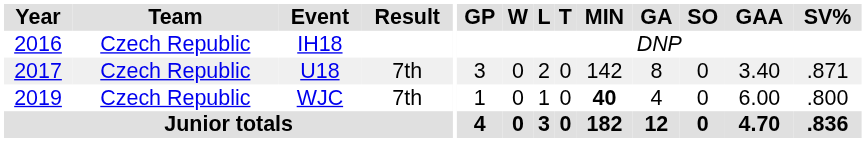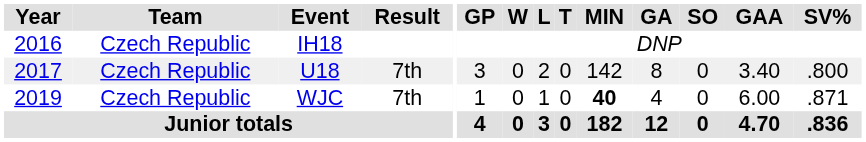(828, 70) .871 -> (828, 70) .800
(828, 97) .800 -> (828, 97) .871
